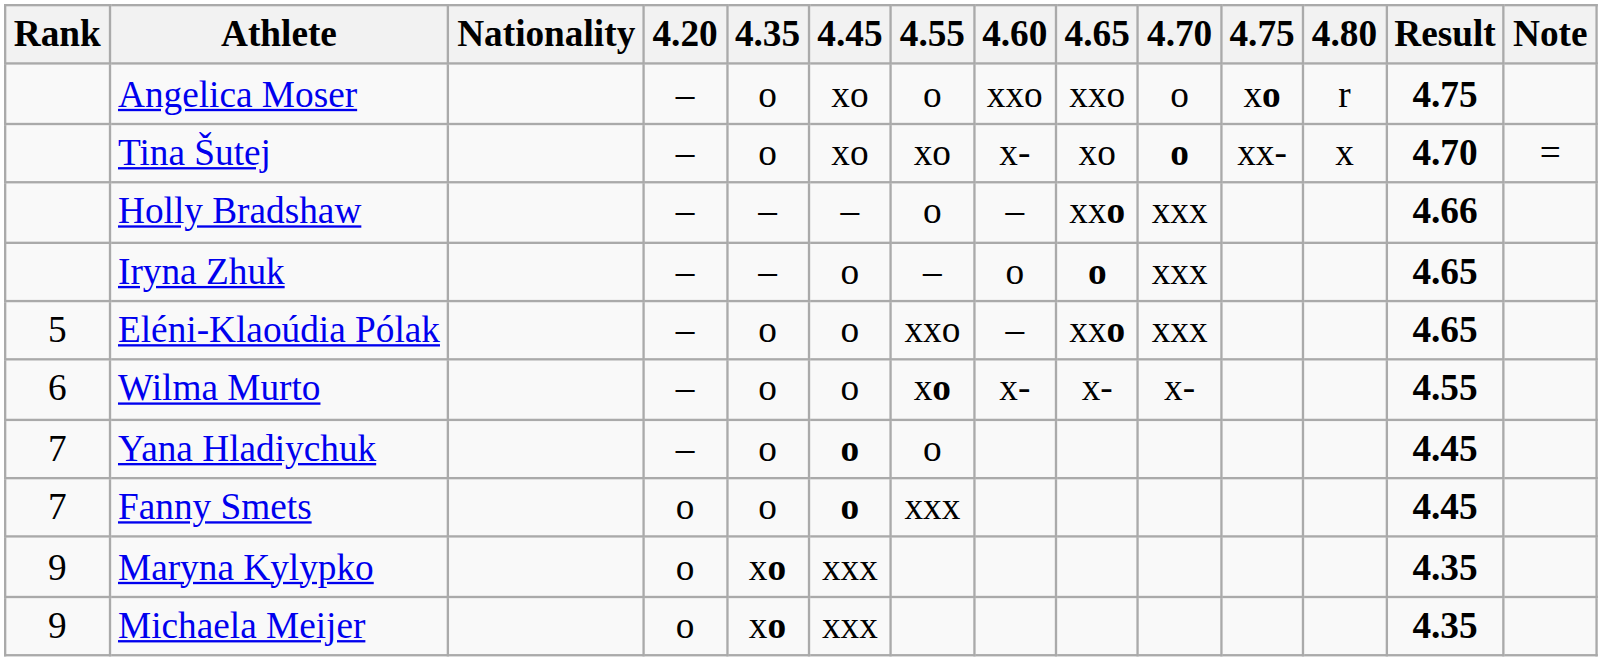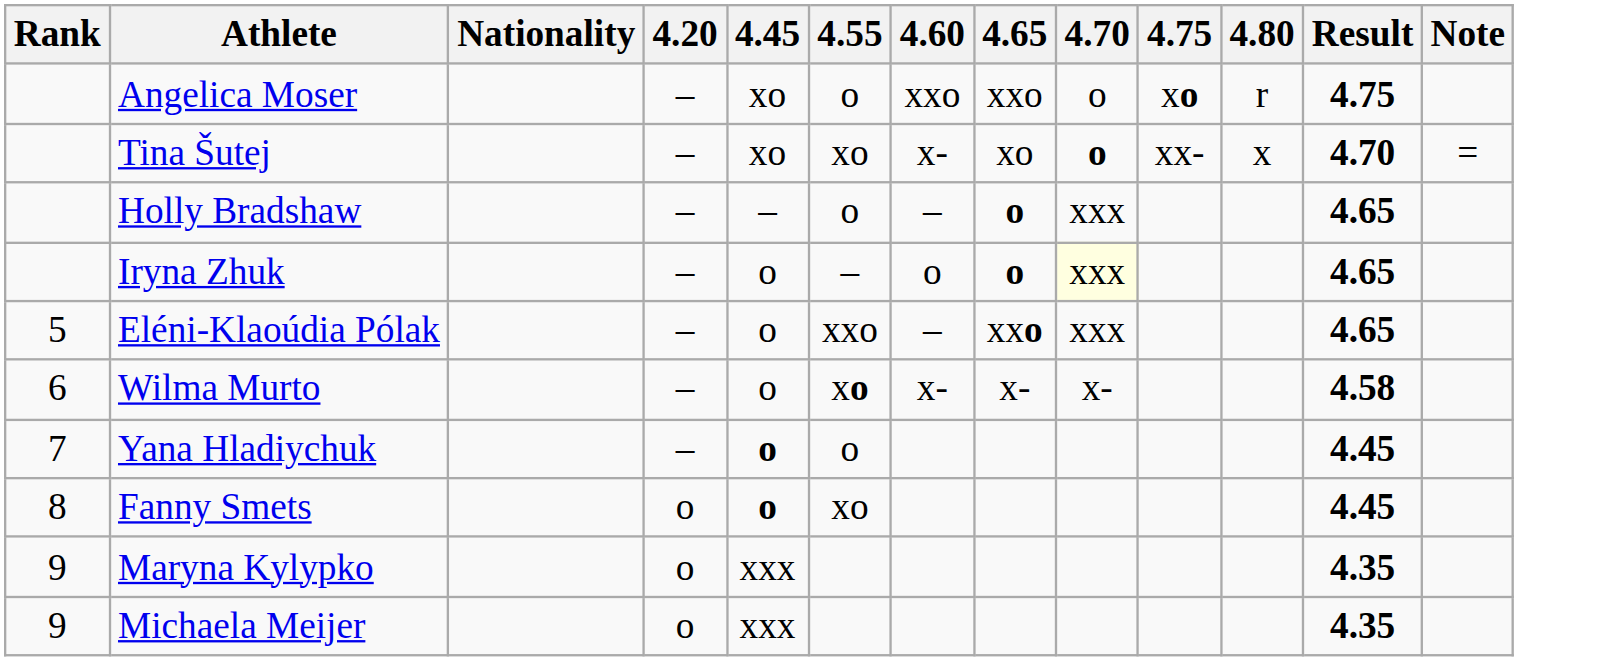- column: (768, 34)
(1097, 211) xxo -> (1015, 211) o
(1445, 211) 4.66 -> (1363, 211) 4.65
(1180, 270) no background -> (1097, 270) lightyellow background
(1445, 388) 4.55 -> (1363, 388) 4.58
(57, 507) 7 -> (57, 507) 8
(932, 507) xxx -> (850, 507) xo
